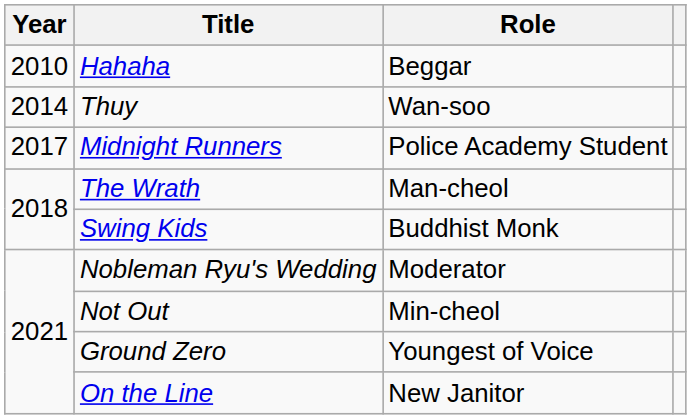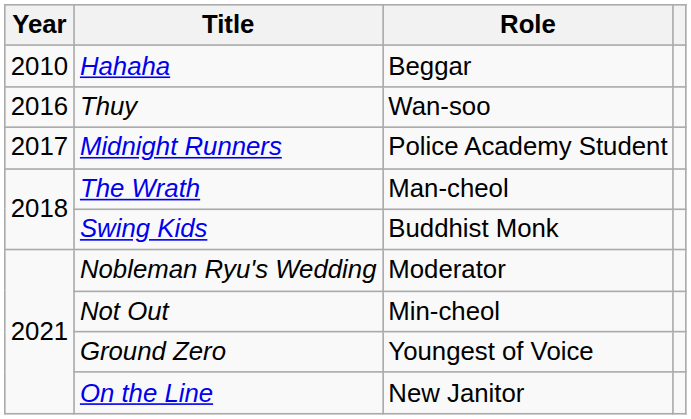(39, 106) 2014 -> (39, 106) 2016
